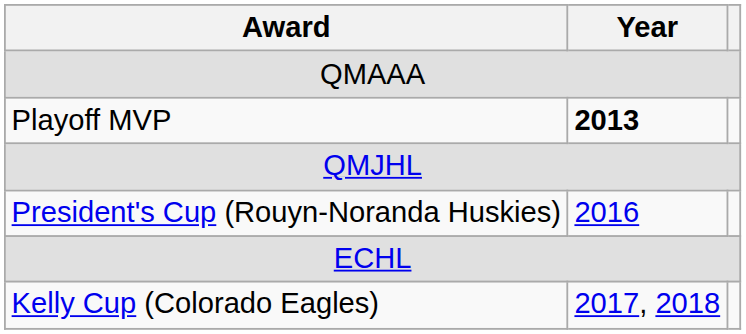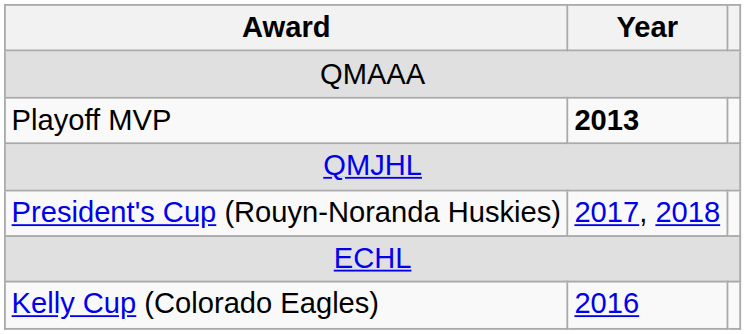(607, 212) 2016 -> (647, 212) 2017, 2018
(647, 304) 2017, 2018 -> (607, 304) 2016
